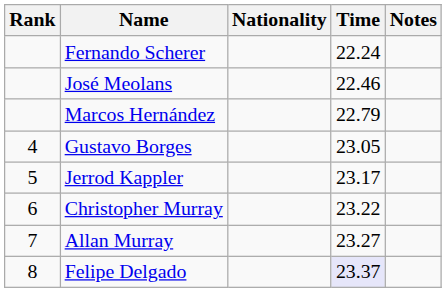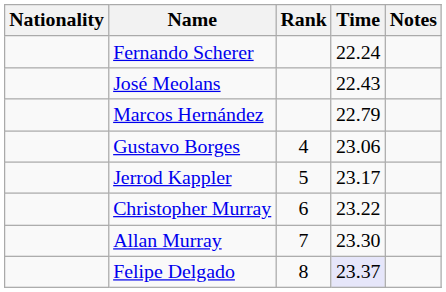columns swapped: (32, 20) <-> (279, 20)
(358, 83) 22.46 -> (358, 83) 22.43
(358, 146) 23.05 -> (358, 146) 23.06
(358, 240) 23.27 -> (358, 240) 23.30
